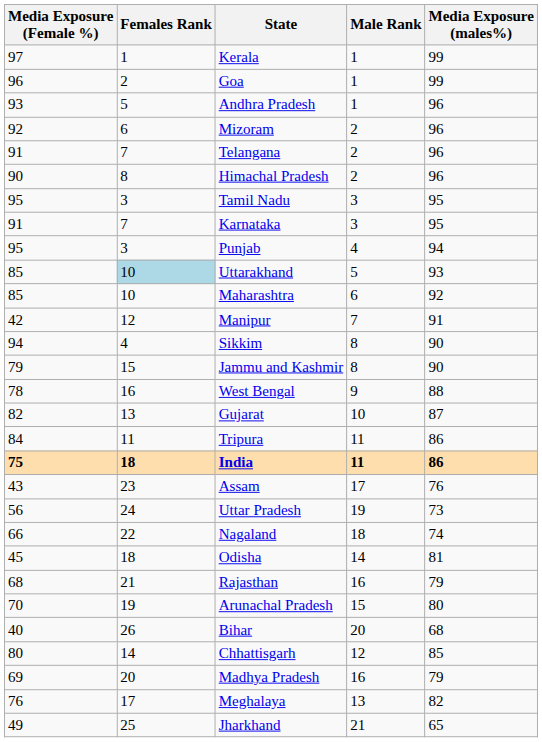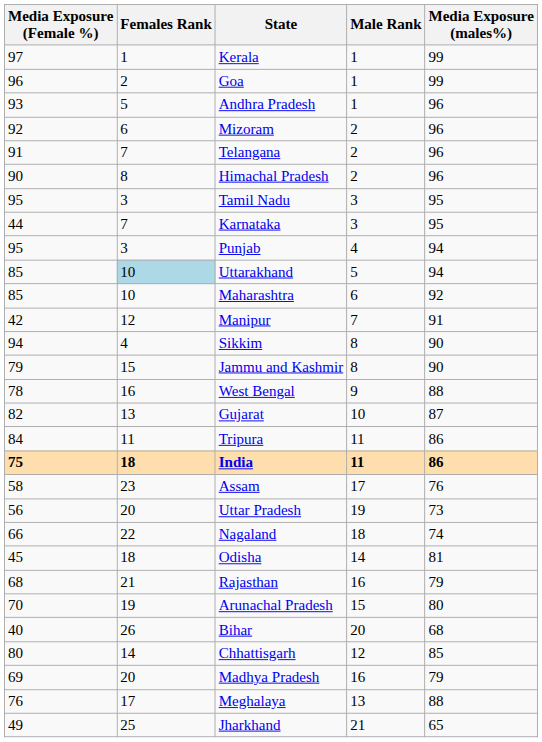(15, 224) 91 -> (15, 224) 44
(436, 271) 93 -> (436, 271) 94
(15, 486) 43 -> (15, 486) 58
(128, 510) 24 -> (128, 510) 20
(436, 701) 82 -> (436, 701) 88
